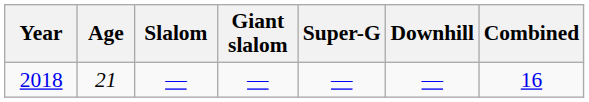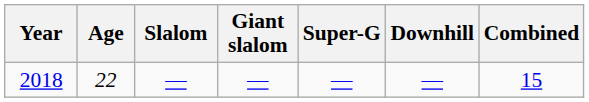(106, 79) 21 -> (106, 79) 22
(532, 79) 16 -> (532, 79) 15
